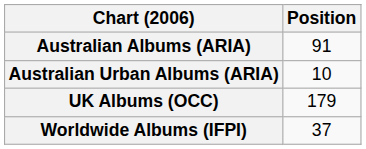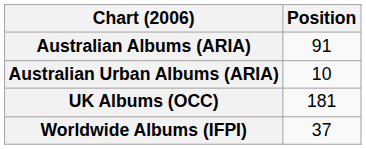(322, 102) 179 -> (322, 102) 181
